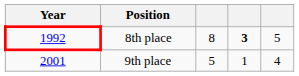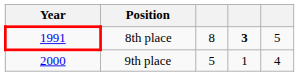(53, 38) 1992 -> (53, 38) 1991
(53, 61) 2001 -> (53, 61) 2000
